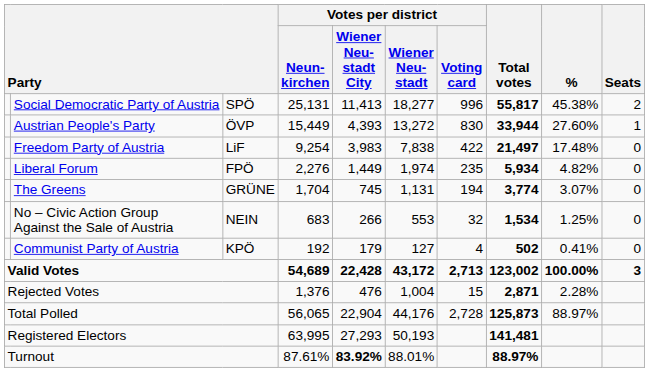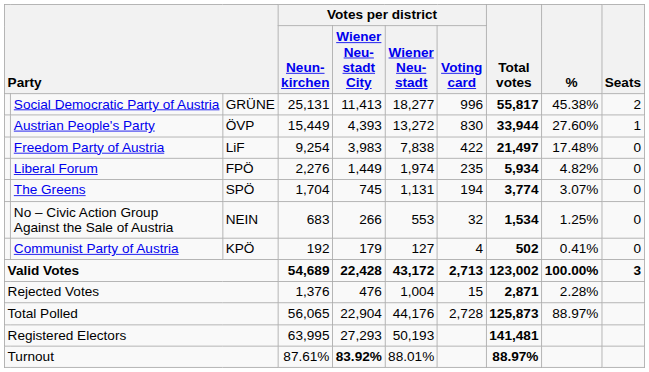(240, 104) SPÖ -> (250, 104) GRÜNE
(250, 190) GRÜNE -> (240, 190) SPÖ
